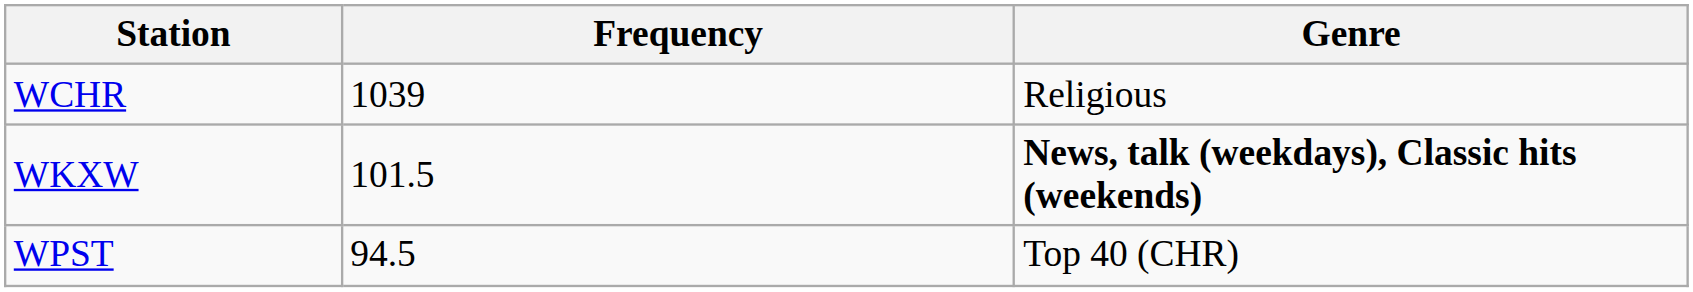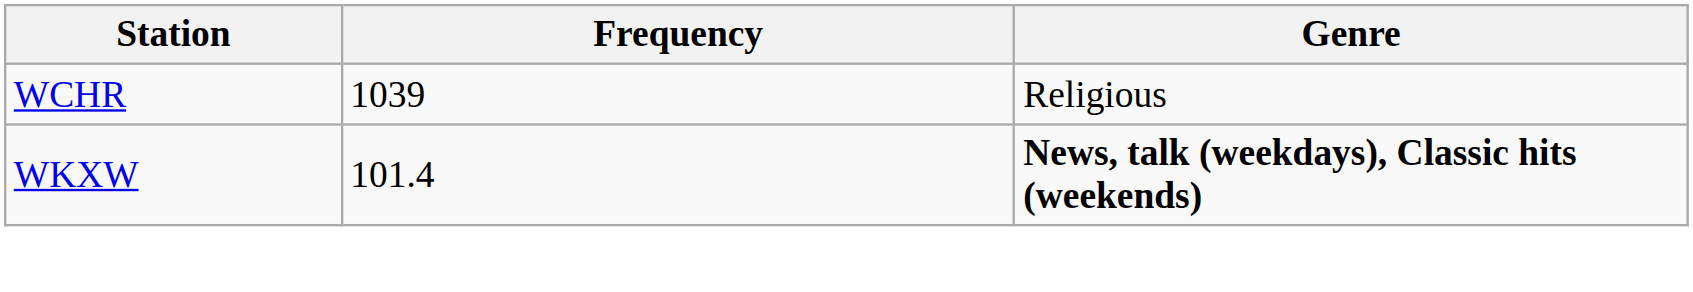(392, 174) 101.5 -> (392, 174) 101.4
- row: (64, 254)
